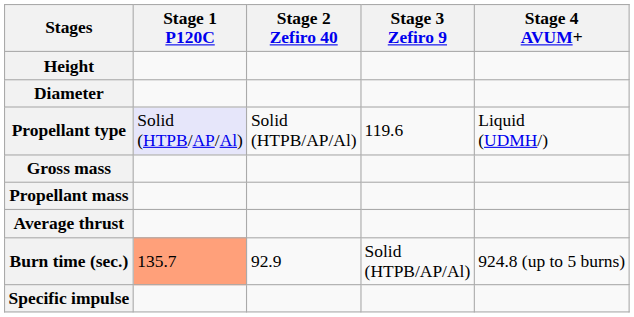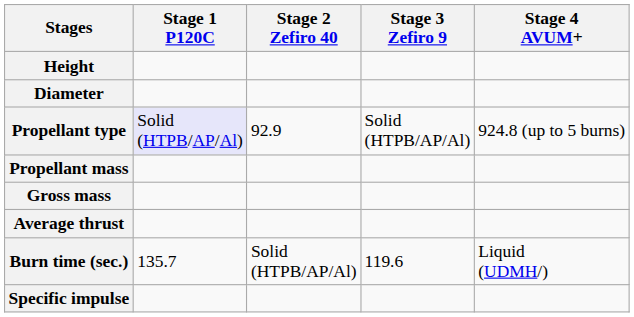(304, 130) Solid (HTPB/AP/Al) -> (266, 130) 92.9
(384, 130) 119.6 -> (417, 130) Solid (HTPB/AP/Al)
(513, 130) Liquid (UDMH/) -> (552, 130) 924.8 (up to 5 burns)
rows swapped: (69, 168) <-> (69, 195)
(157, 260) lightsalmon background -> (157, 260) no background
(266, 260) 92.9 -> (304, 260) Solid (HTPB/AP/Al)
(417, 260) Solid (HTPB/AP/Al) -> (384, 260) 119.6
(552, 260) 924.8 (up to 5 burns) -> (513, 260) Liquid (UDMH/)
